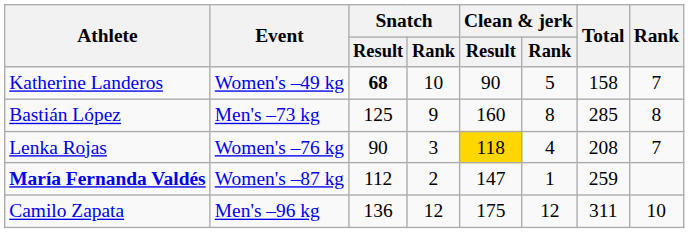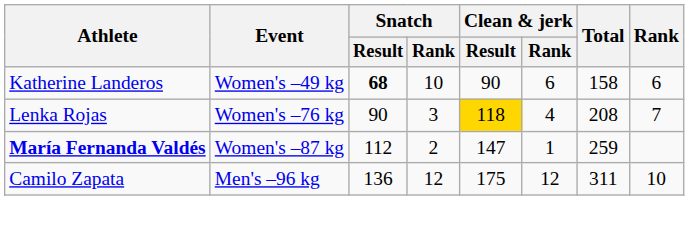(550, 83) 5 -> (550, 83) 6
(656, 83) 7 -> (656, 83) 6
- row: (65, 115)
